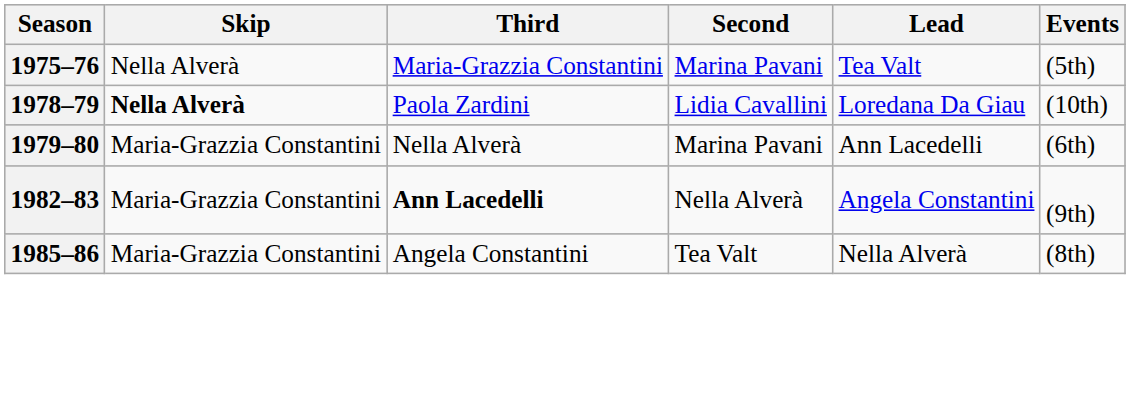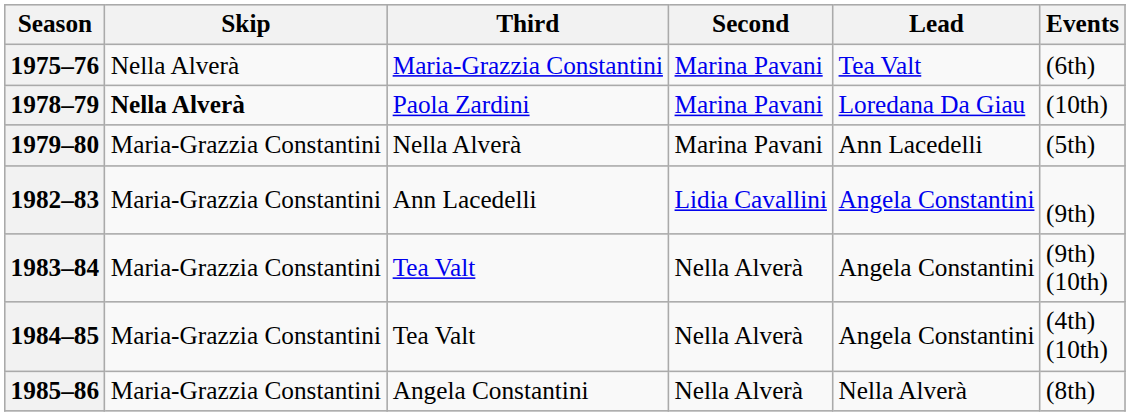(1071, 64) (5th) -> (1071, 64) (6th)
(751, 104) Lidia Cavallini -> (749, 104) Marina Pavani
(1071, 144) (6th) -> (1071, 144) (5th)
(468, 199) bold -> (465, 199) normal
(739, 199) Nella Alverà -> (751, 199) Lidia Cavallini
+ row: (55, 267)
+ row: (55, 336)
(716, 253) Tea Valt -> (739, 390) Nella Alverà
